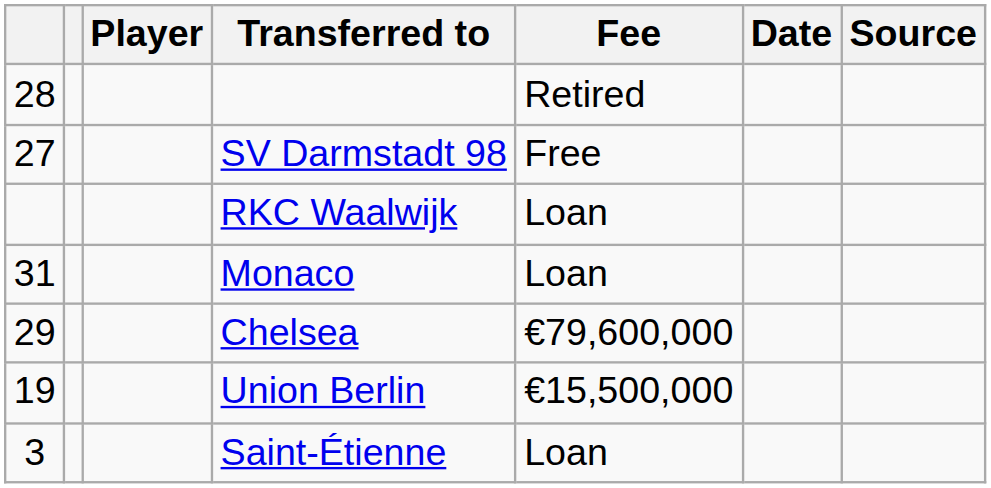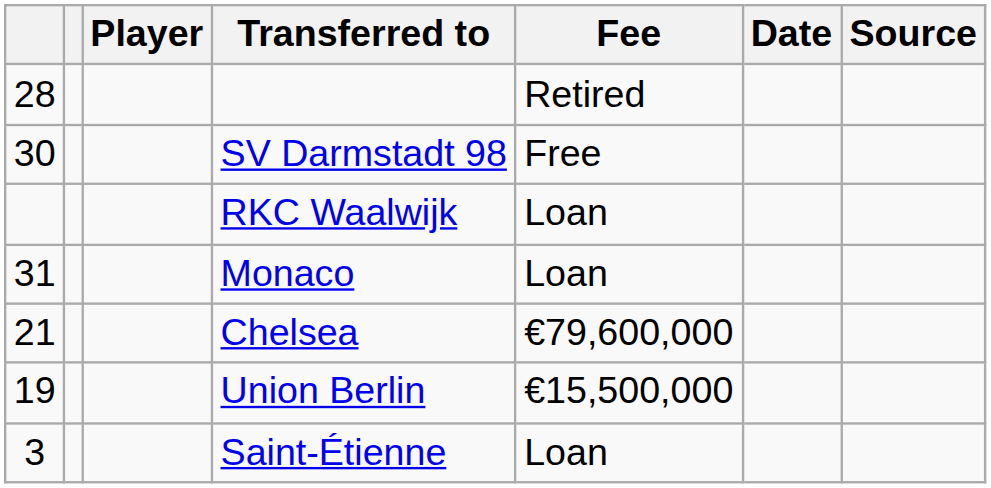(35, 153) 27 -> (35, 153) 30
(35, 332) 29 -> (35, 332) 21
